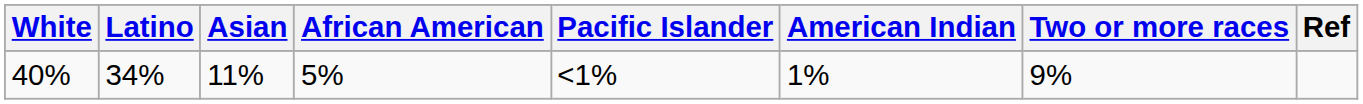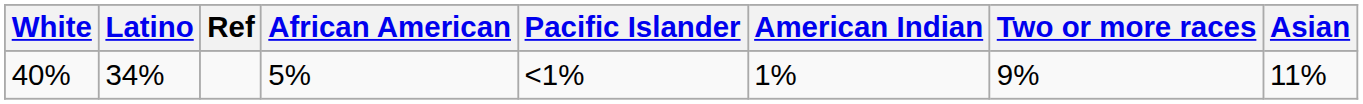columns swapped: (247, 27) <-> (1326, 27)
